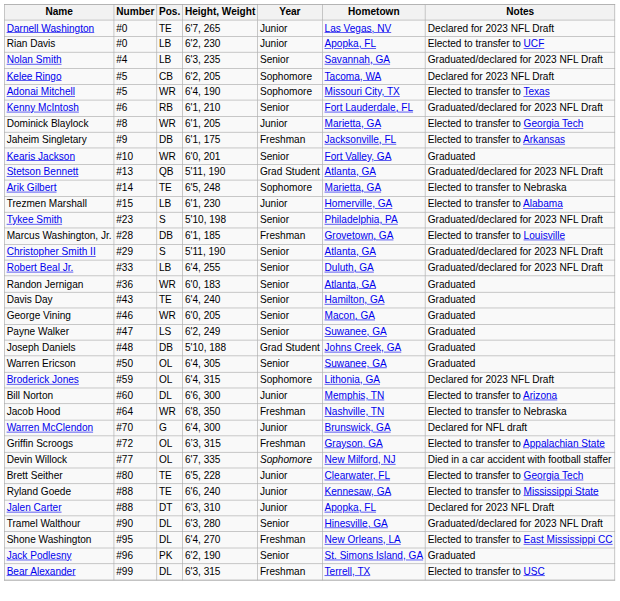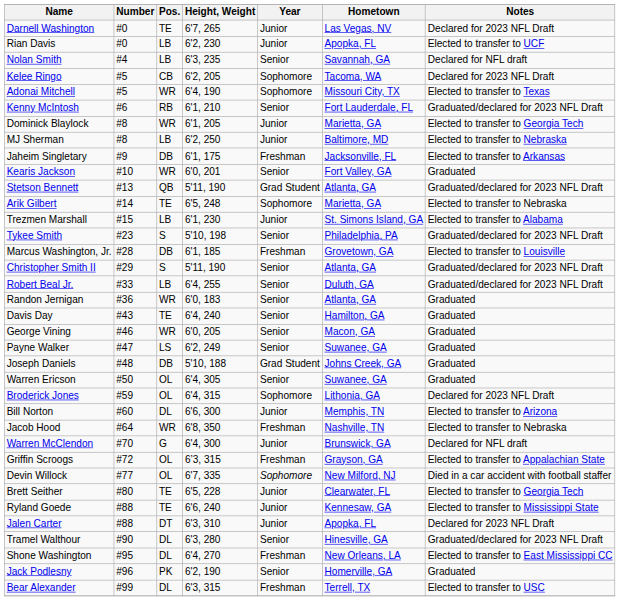(515, 60) Graduated/declared for 2023 NFL Draft -> (477, 60) Declared for NFL draft
+ row: (35, 140)
(358, 204) Homerville, GA -> (374, 220) St. Simons Island, GA
(374, 556) St. Simons Island, GA -> (358, 572) Homerville, GA
